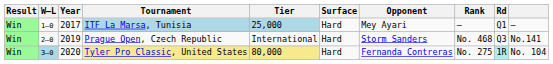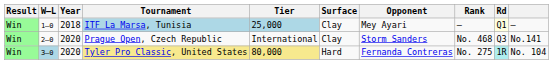(70, 25) 2017 -> (70, 25) 2018
(332, 25) Hard -> (332, 25) Clay
(502, 25) no background -> (502, 25) lightyellow background
(70, 39) 2019 -> (70, 39) 2020
(332, 39) Hard -> (332, 39) Clay
